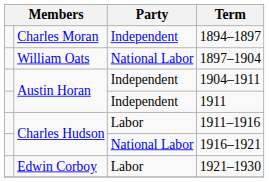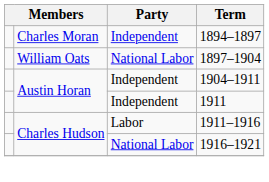- row: (230, 166)
